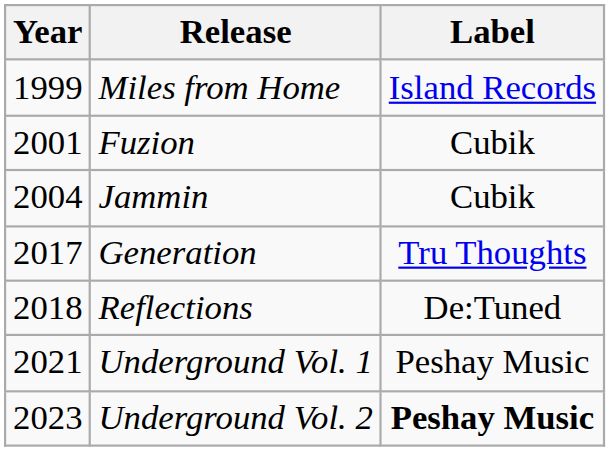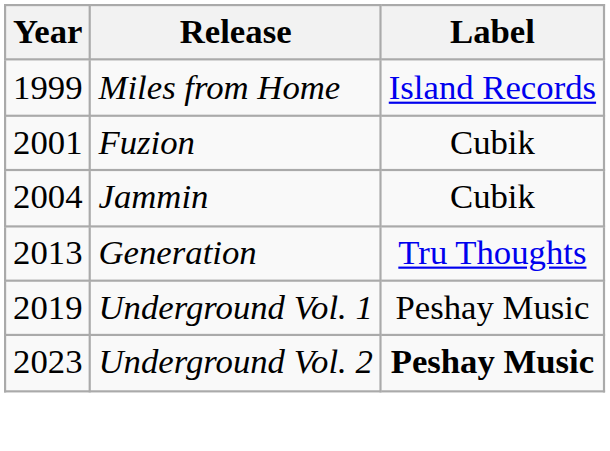(48, 252) 2017 -> (48, 252) 2013
- row: (176, 307)
(48, 362) 2021 -> (48, 307) 2019
